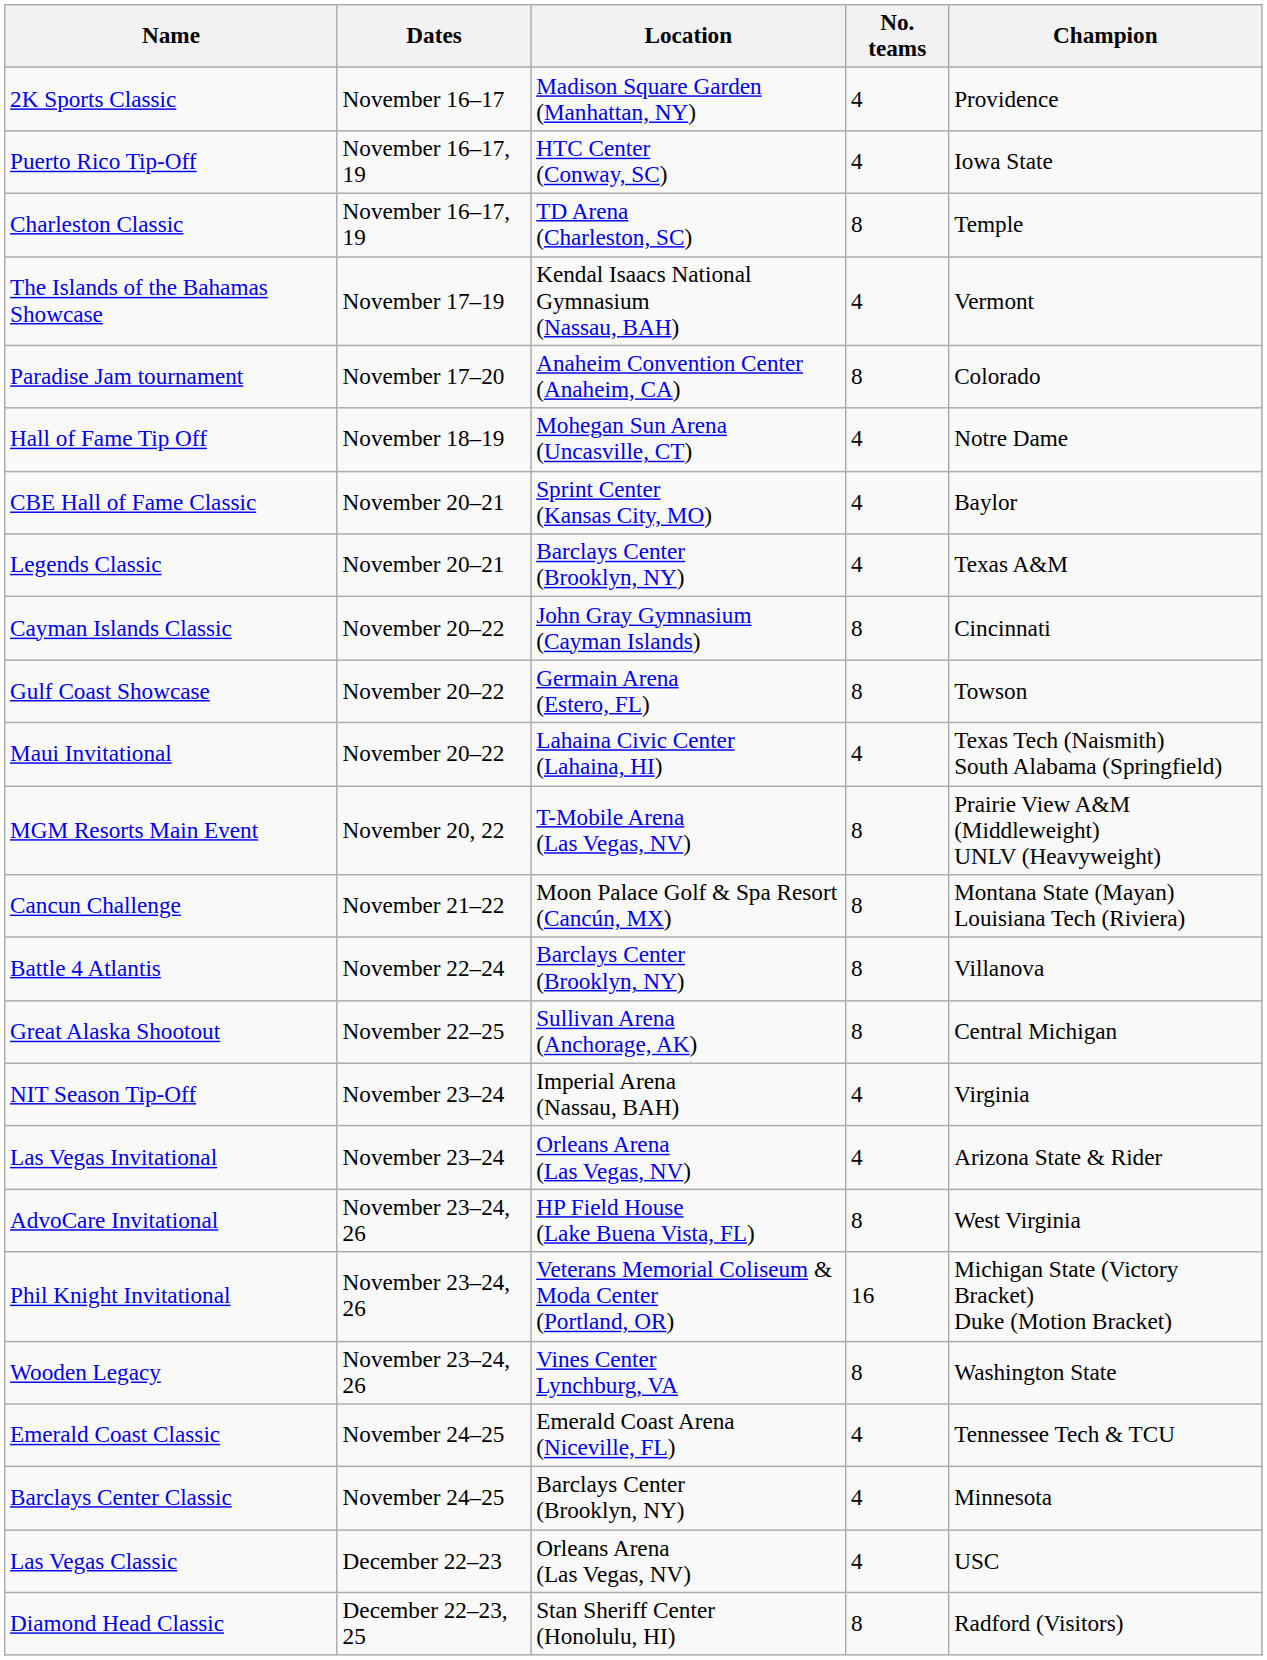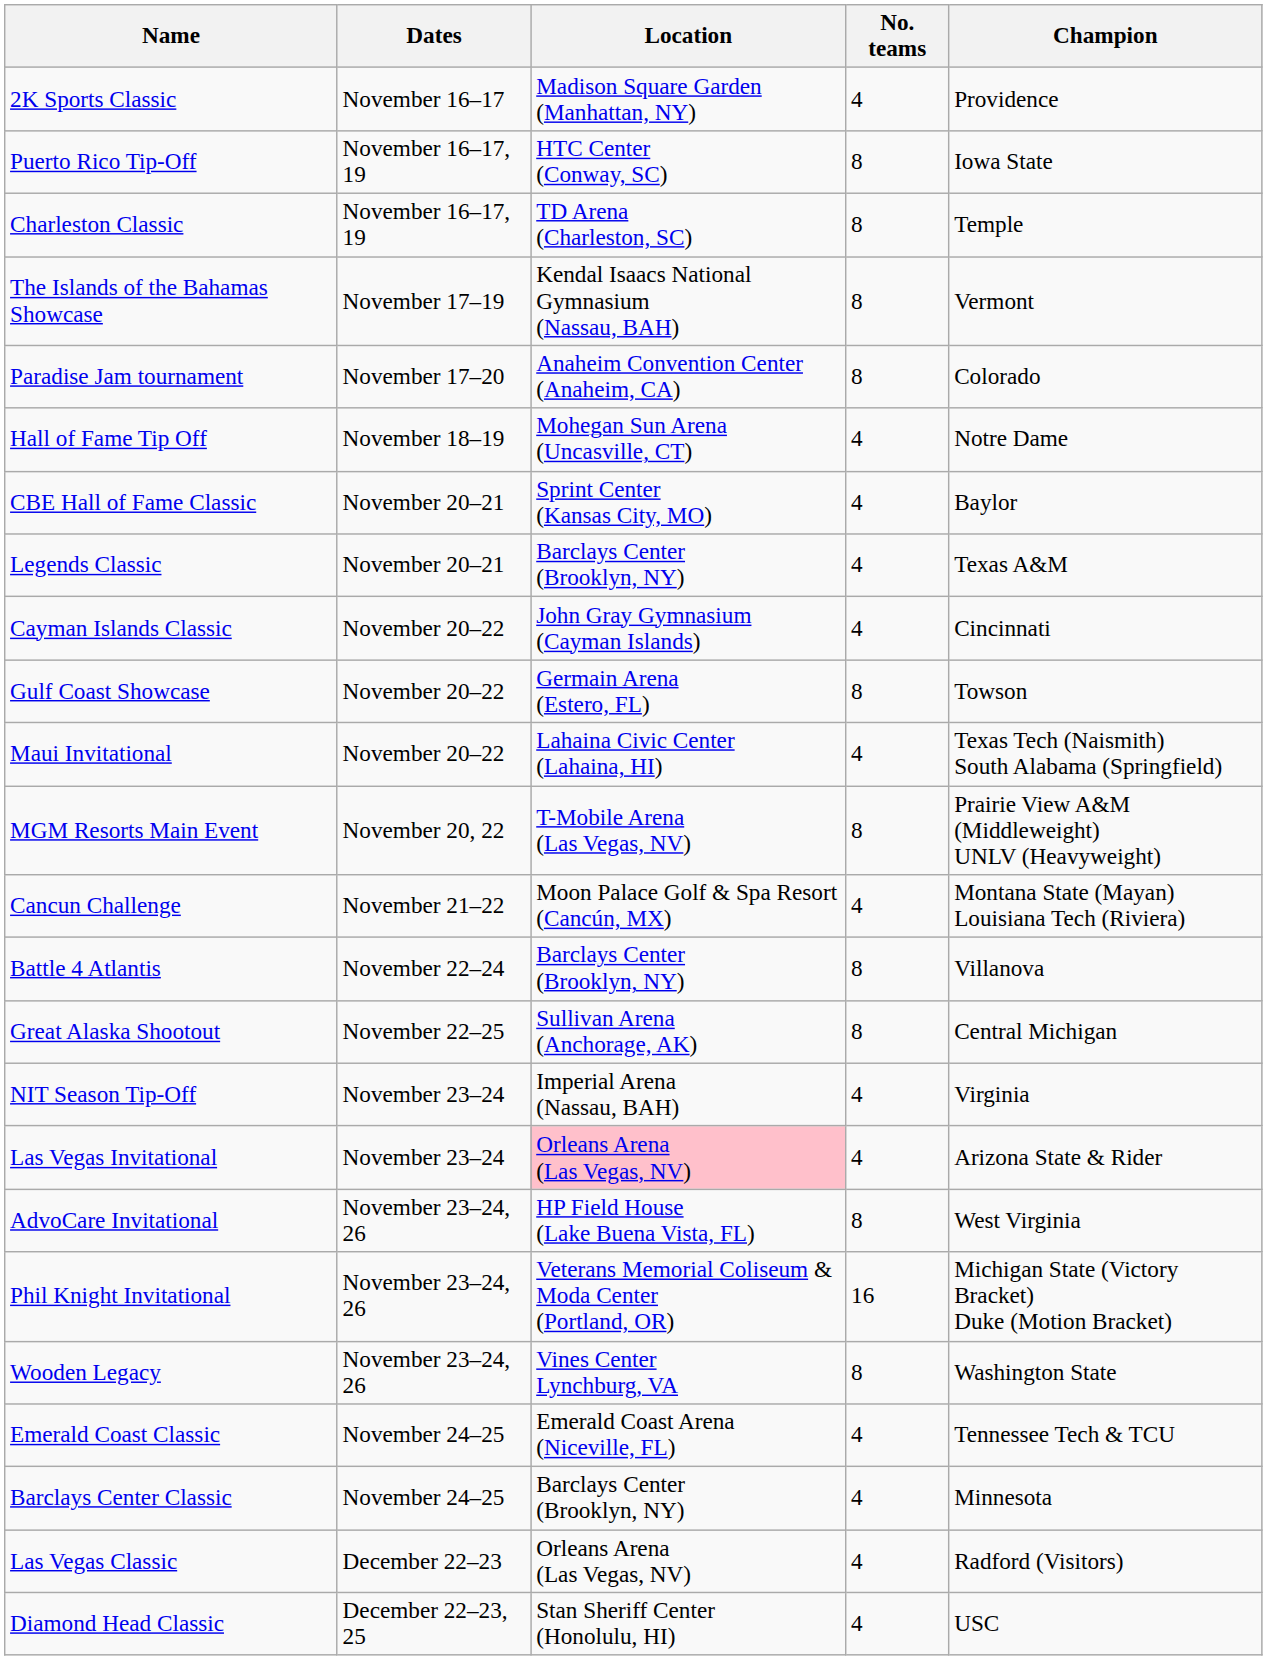(857, 161) 4 -> (857, 161) 8
(857, 300) 4 -> (857, 300) 8
(857, 628) 8 -> (857, 628) 4
(857, 905) 8 -> (857, 905) 4
(614, 1157) no background -> (614, 1157) pink background
(977, 1560) USC -> (1039, 1560) Radford (Visitors)
(857, 1623) 8 -> (857, 1623) 4
(1039, 1623) Radford (Visitors) -> (977, 1623) USC
